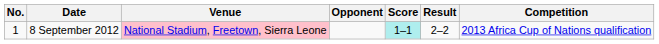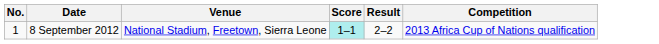- column: (357, 13)
(225, 30) pink background -> (225, 30) no background
